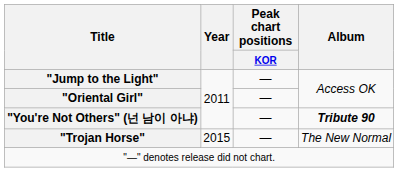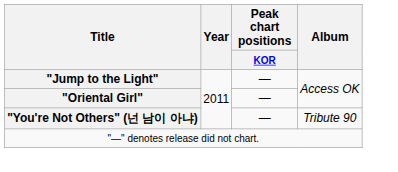(346, 118) bold -> (330, 118) normal
- row: (102, 138)
